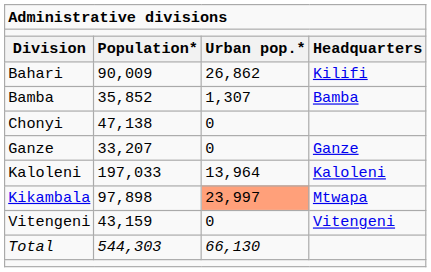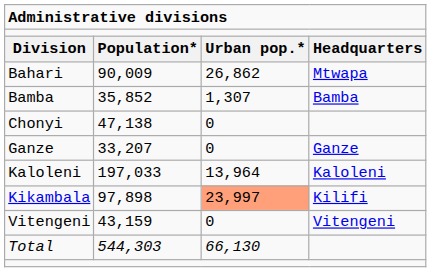(340, 74) Kilifi -> (340, 74) Mtwapa
(340, 198) Mtwapa -> (340, 198) Kilifi
